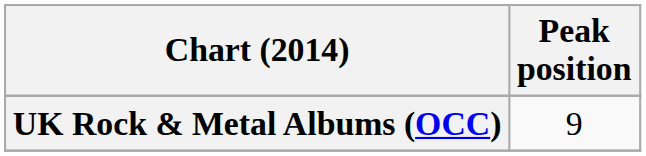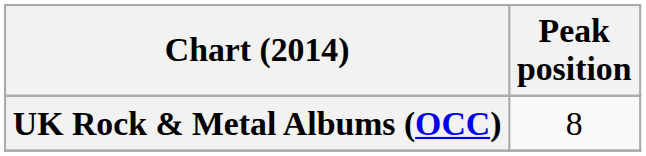(574, 122) 9 -> (574, 122) 8
